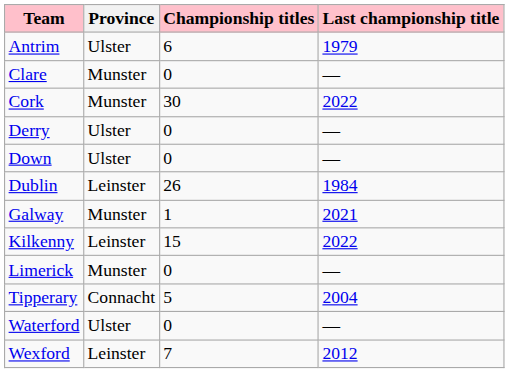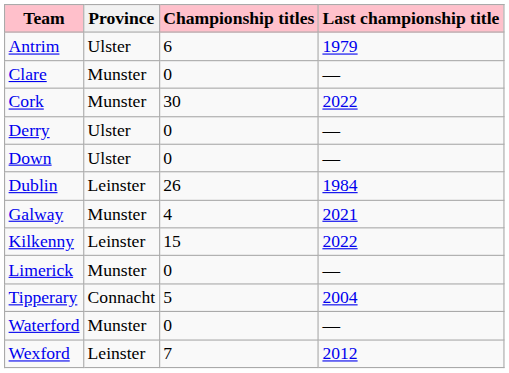(168, 213) 1 -> (168, 213) 4
(109, 325) Ulster -> (117, 325) Munster
